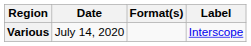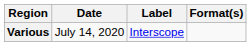columns swapped: (156, 13) <-> (216, 13)
